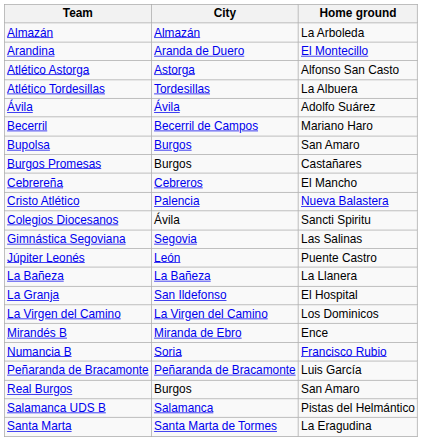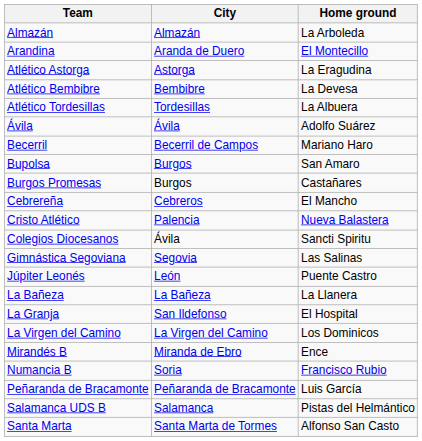(350, 70) Alfonso San Casto -> (336, 70) La Eragudina
+ row: (53, 88)
- row: (40, 389)
(336, 426) La Eragudina -> (350, 426) Alfonso San Casto
